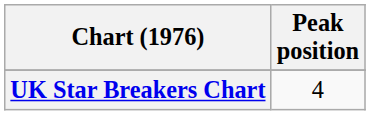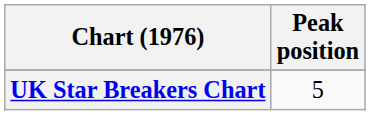(318, 89) 4 -> (318, 89) 5
